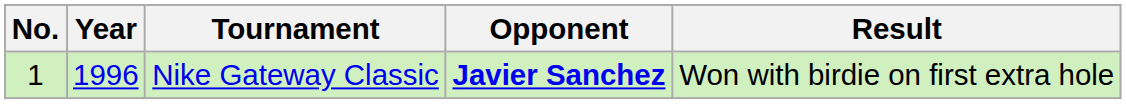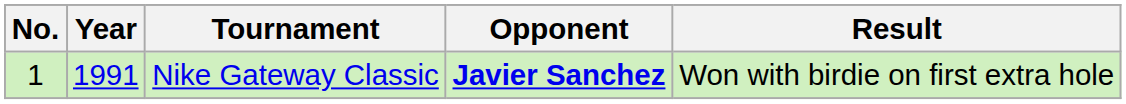(106, 75) 1996 -> (106, 75) 1991
